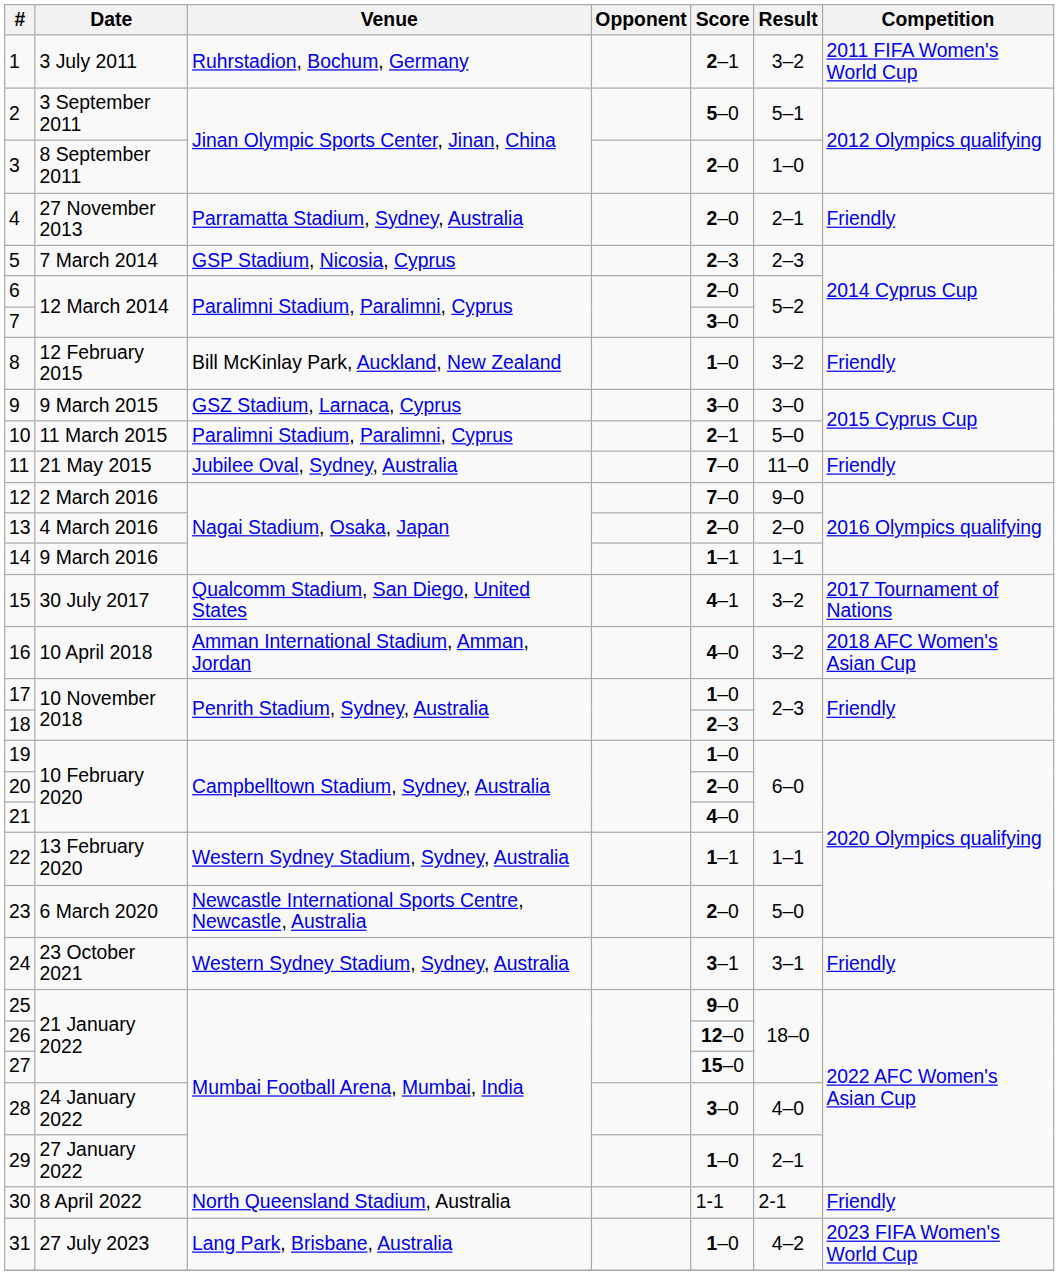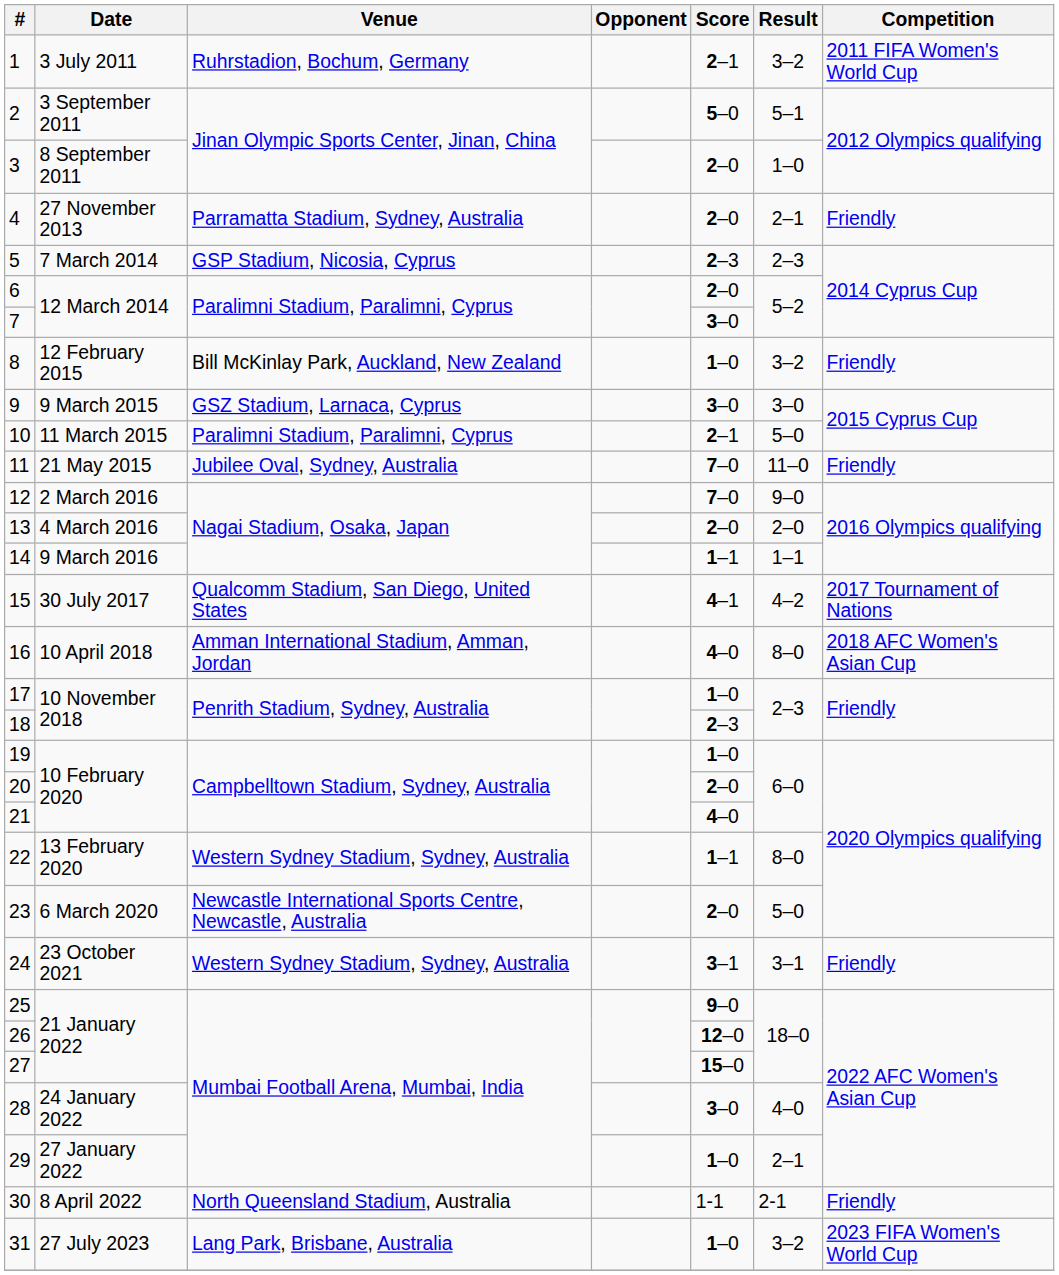(788, 600) 3–2 -> (788, 600) 4–2
(788, 652) 3–2 -> (788, 652) 8–0
(788, 858) 1–1 -> (788, 858) 8–0
(788, 1243) 4–2 -> (788, 1243) 3–2
